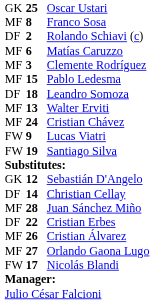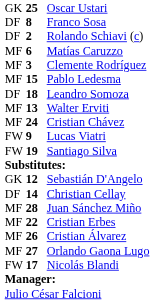(13, 22) MF -> (12, 22) DF
(12, 222) DF -> (13, 222) MF
